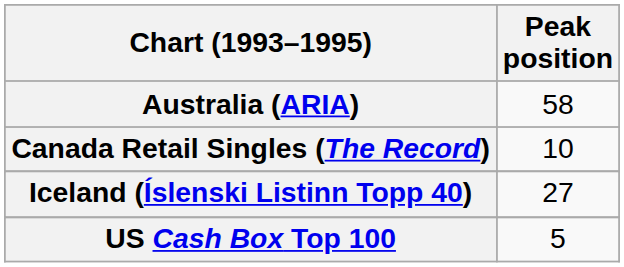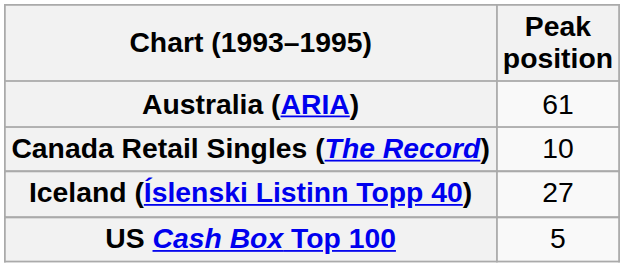(558, 103) 58 -> (558, 103) 61
